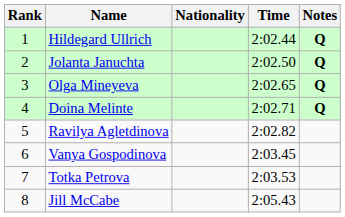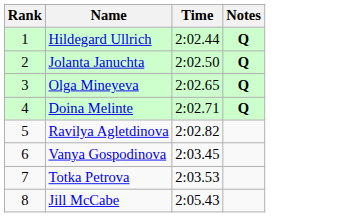- column: (210, 16)
